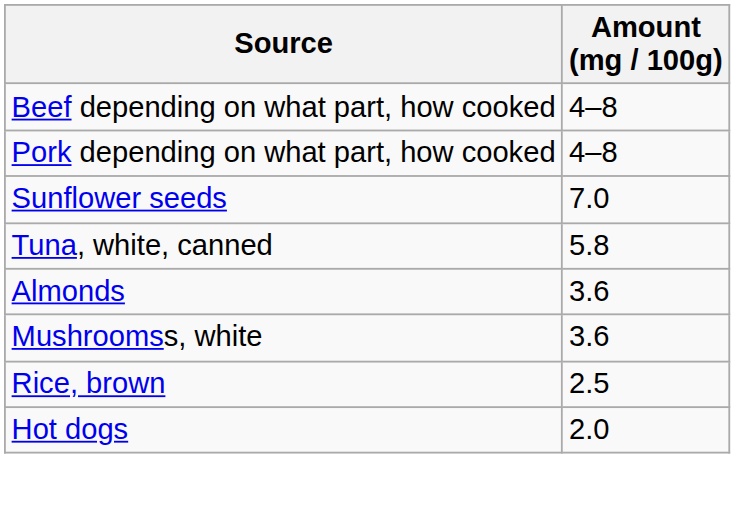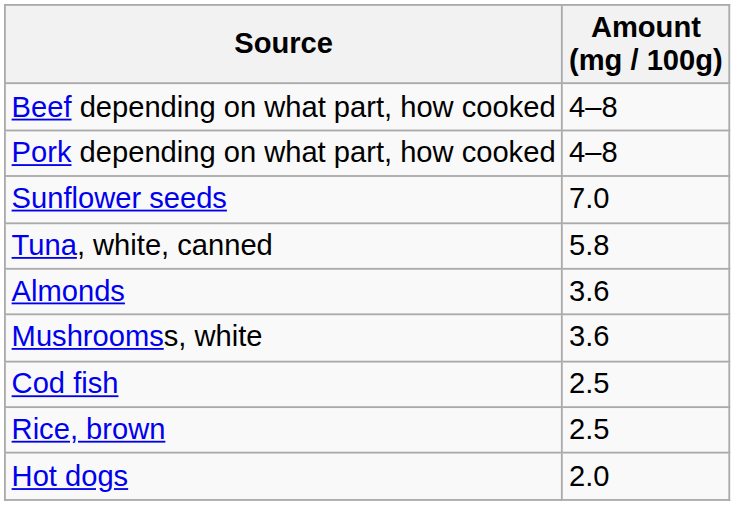+ row: (65, 383)
